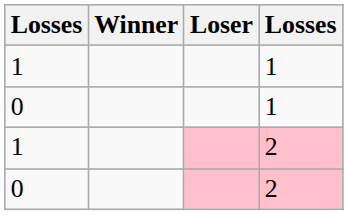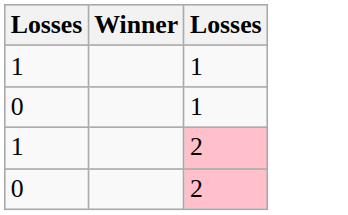- column: (222, 24)
